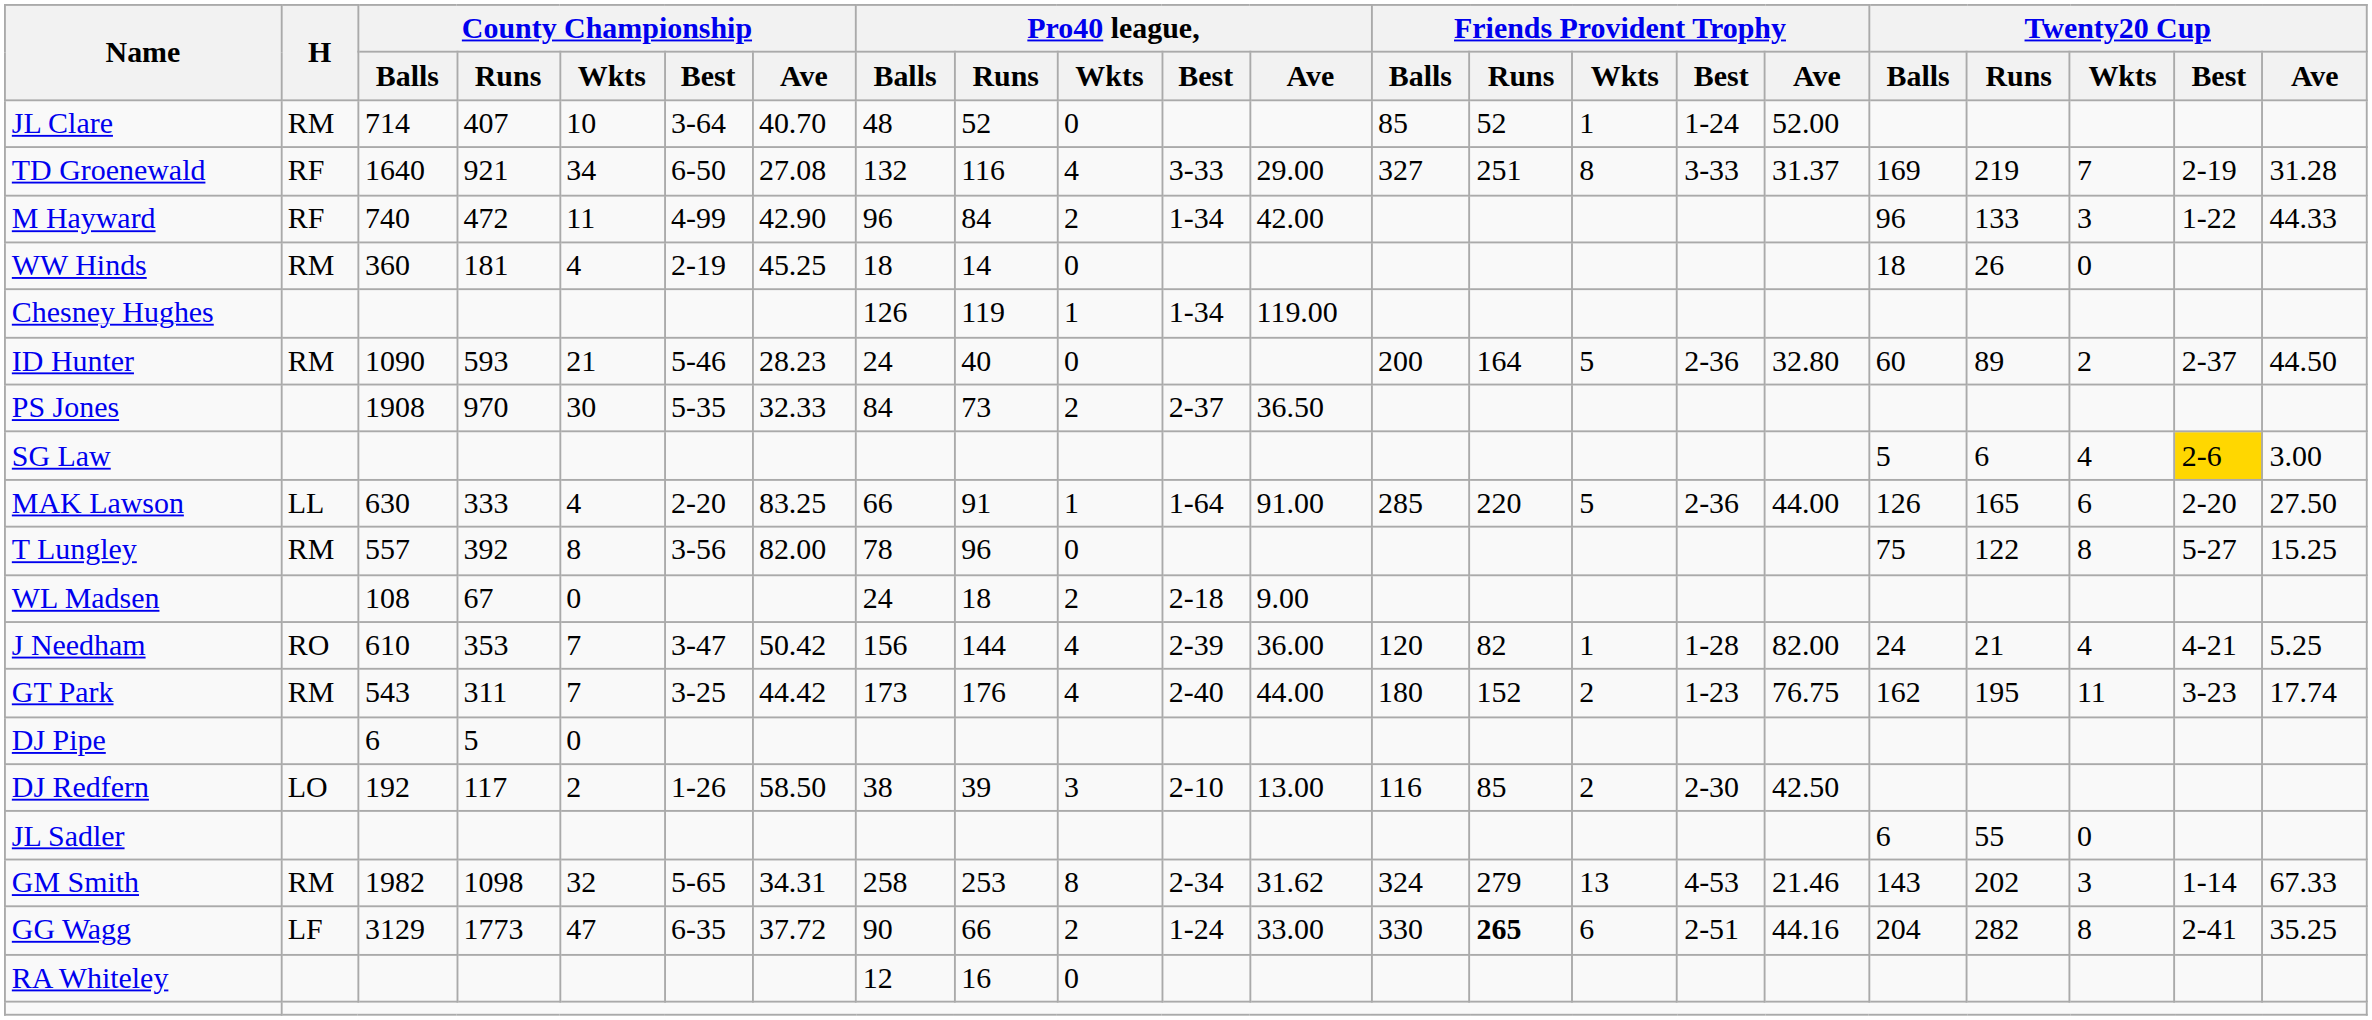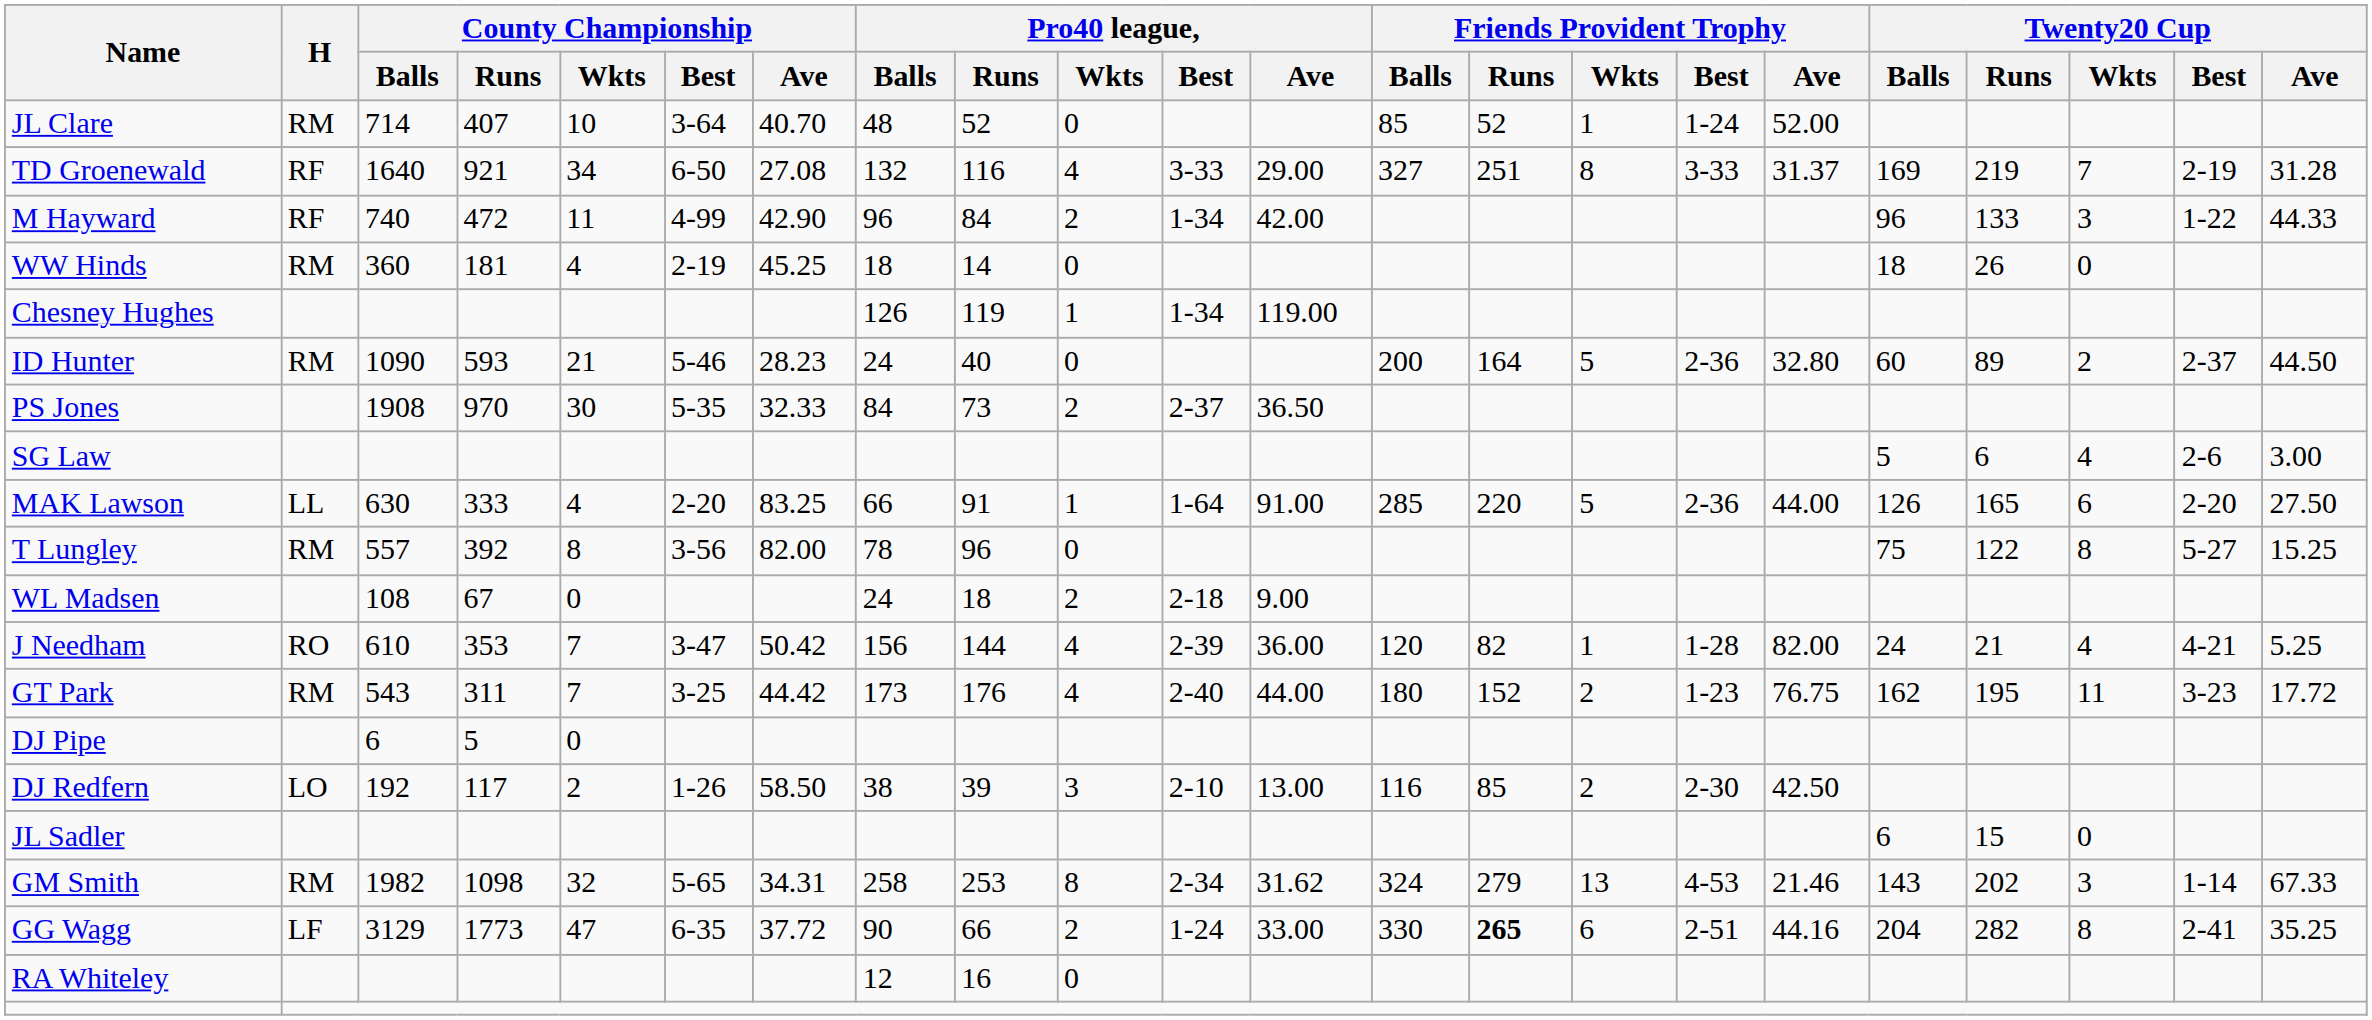(2202, 455) gold background -> (2202, 455) no background
(2303, 692) 17.74 -> (2303, 692) 17.72
(1989, 834) 55 -> (1989, 834) 15
